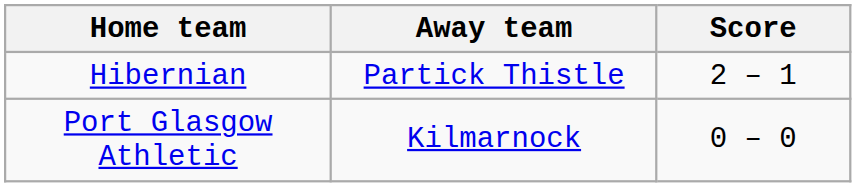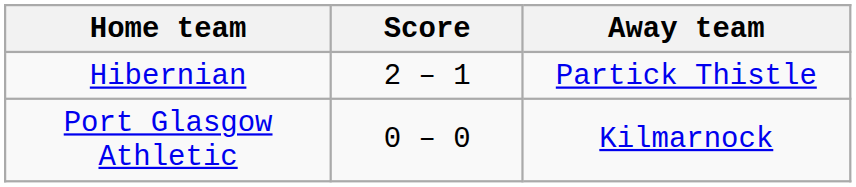columns swapped: (753, 29) <-> (494, 29)
